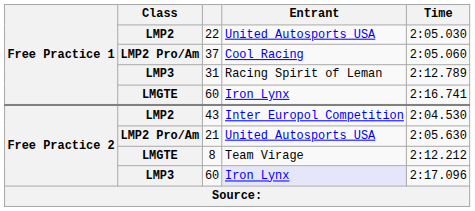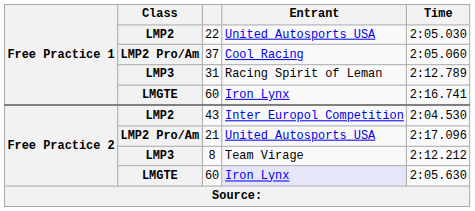(438, 136) 2:05.630 -> (438, 136) 2:17.096
(160, 156) LMGTE -> (160, 156) LMP3
(160, 176) LMP3 -> (160, 176) LMGTE
(438, 176) 2:17.096 -> (438, 176) 2:05.630
